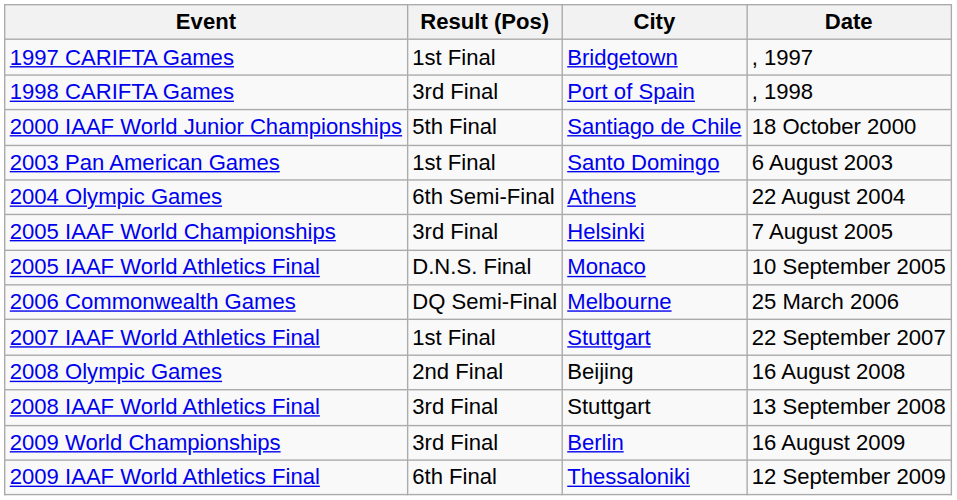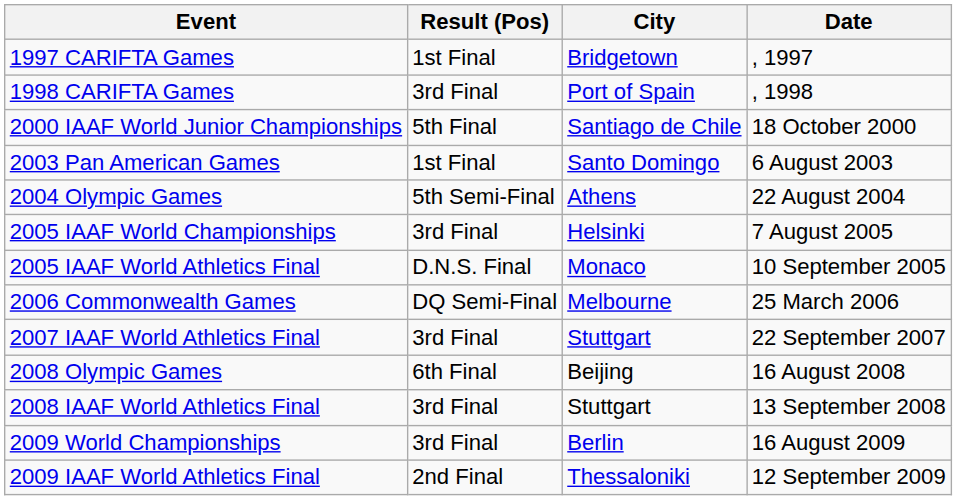(483, 197) 6th Semi-Final -> (483, 197) 5th Semi-Final
(454, 337) 1st Final -> (455, 337) 3rd Final
(458, 372) 2nd Final -> (455, 372) 6th Final
(455, 477) 6th Final -> (458, 477) 2nd Final
